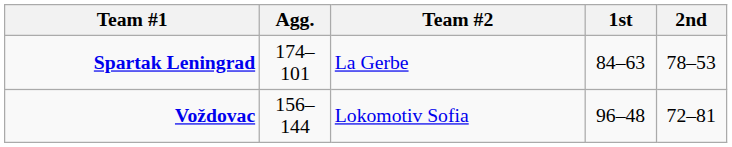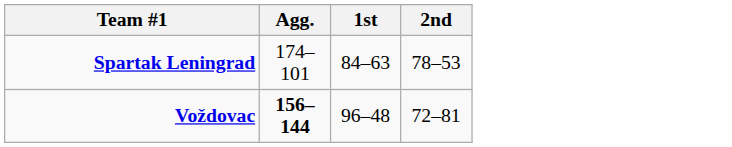- column: (458, 20)
(295, 115) normal -> (295, 115) bold
